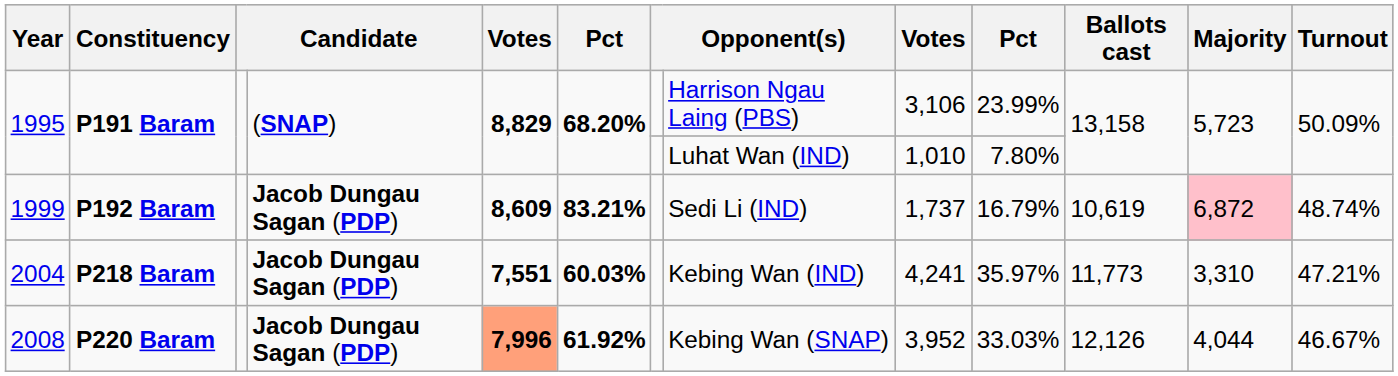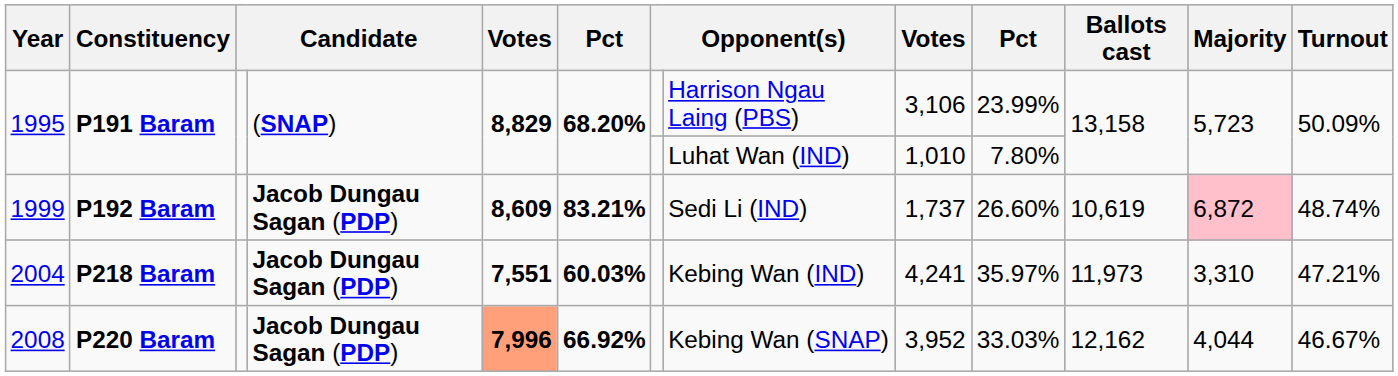(1018, 208) 16.79% -> (1018, 208) 26.60%
(1107, 273) 11,773 -> (1107, 273) 11,973
(604, 339) 61.92% -> (604, 339) 66.92%
(1108, 339) 12,126 -> (1108, 339) 12,162
